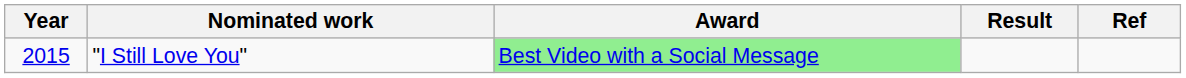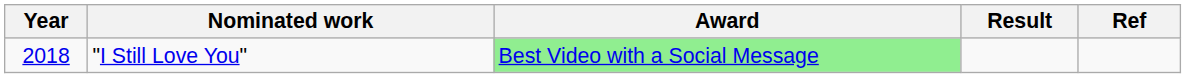(46, 55) 2015 -> (46, 55) 2018
